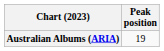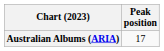(140, 38) 19 -> (140, 38) 17
